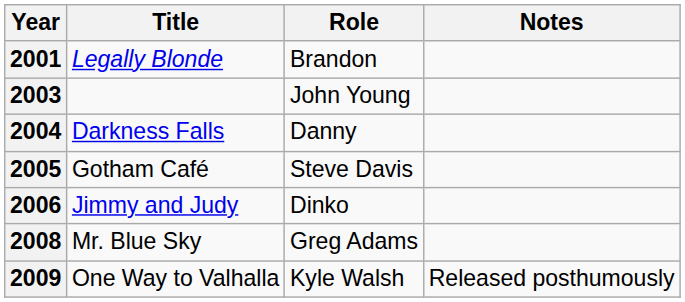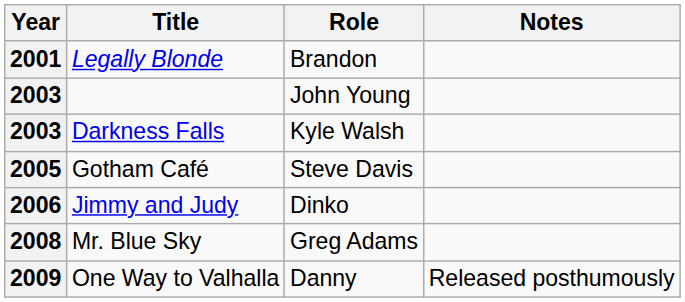(36, 132) 2004 -> (36, 132) 2003
(323, 132) Danny -> (347, 132) Kyle Walsh
(347, 278) Kyle Walsh -> (323, 278) Danny
